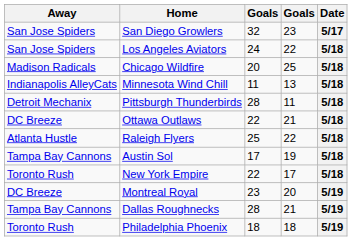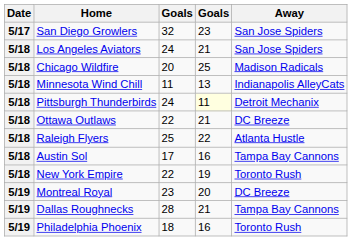columns swapped: (332, 13) <-> (62, 13)
(290, 49) 22 -> (204, 49) 21
(253, 102) 28 -> (168, 102) 24
(289, 102) no background -> (204, 102) lightyellow background
(290, 156) 19 -> (204, 156) 16
(290, 174) 17 -> (204, 174) 19
(290, 227) 18 -> (204, 227) 16
